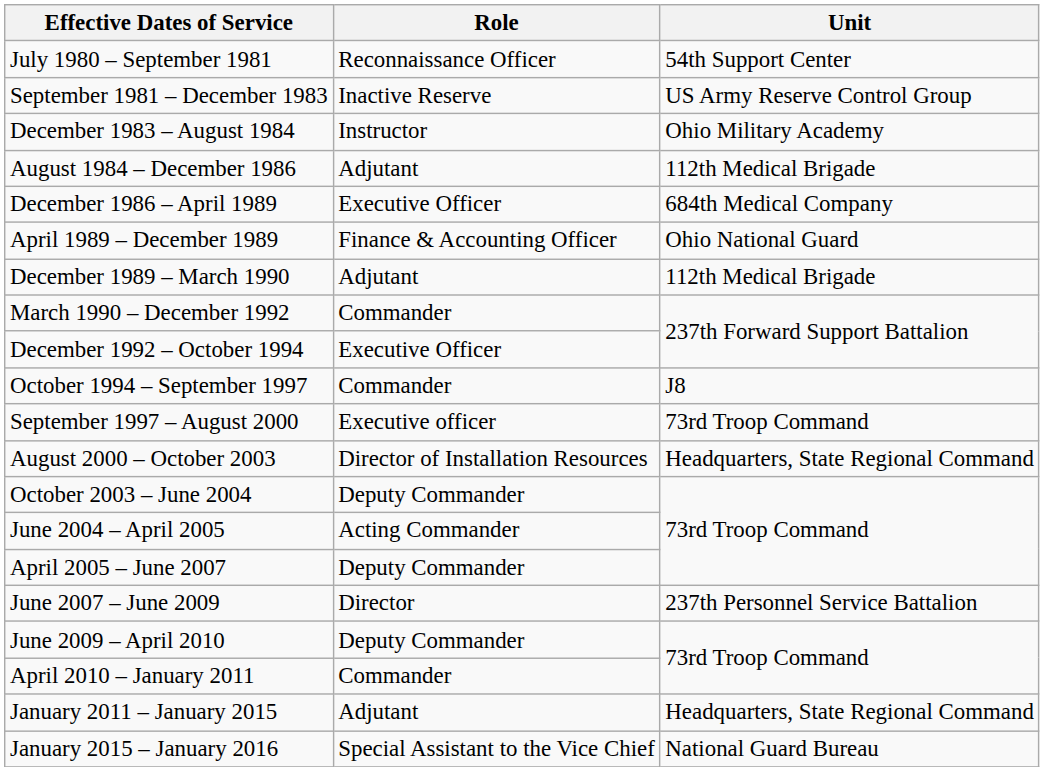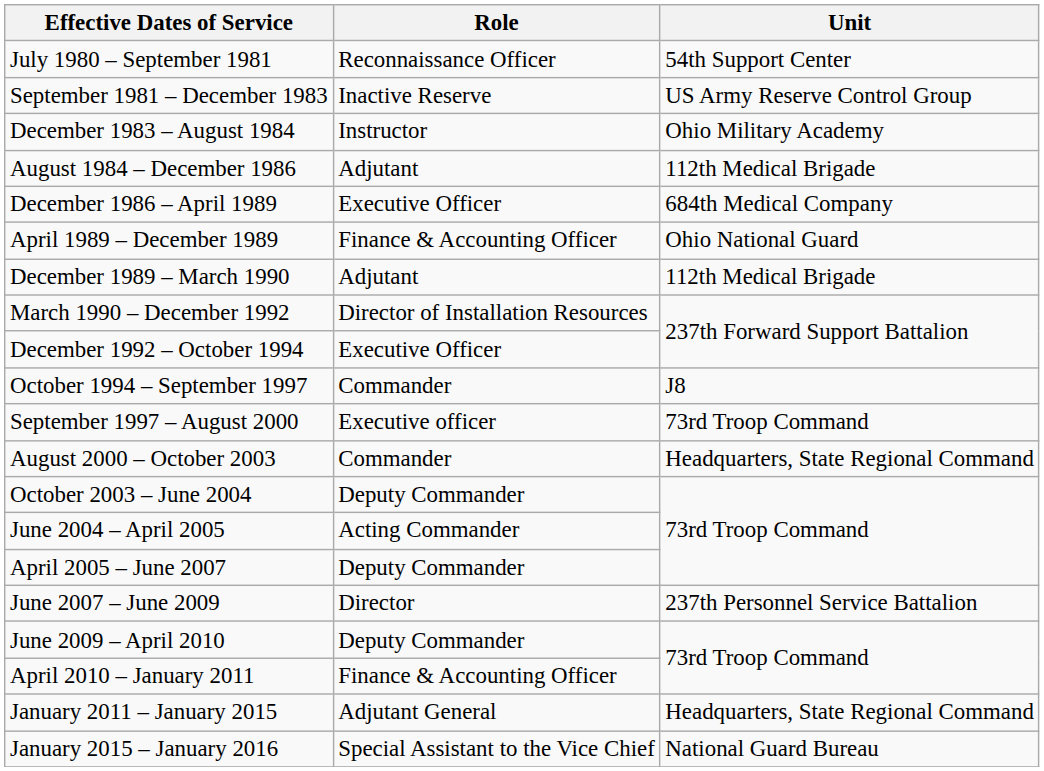(395, 312) Commander -> (493, 312) Director of Installation Resources
(493, 458) Director of Installation Resources -> (395, 458) Commander
(395, 675) Commander -> (477, 675) Finance & Accounting Officer
(378, 712) Adjutant -> (417, 712) Adjutant General
